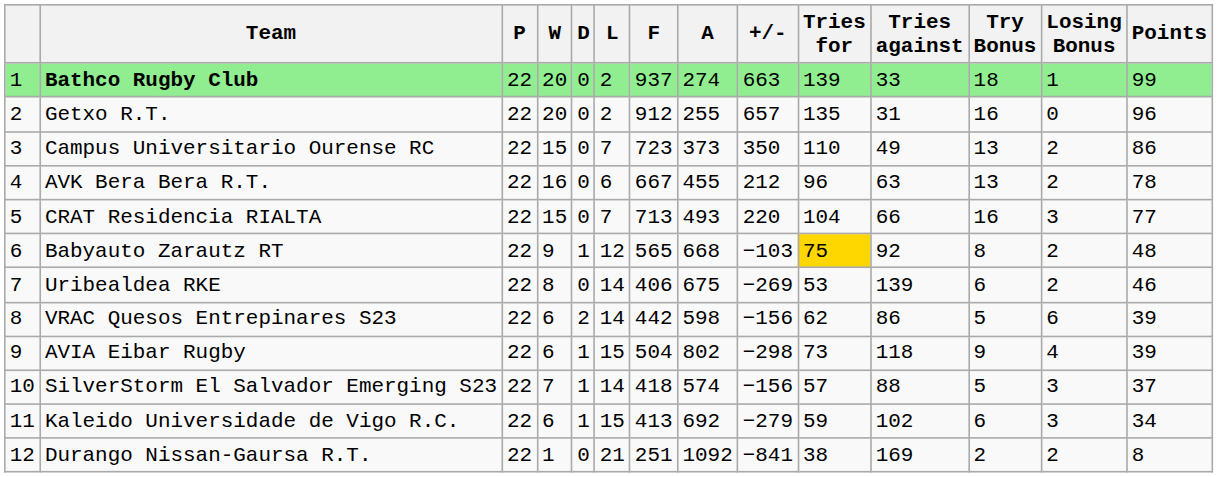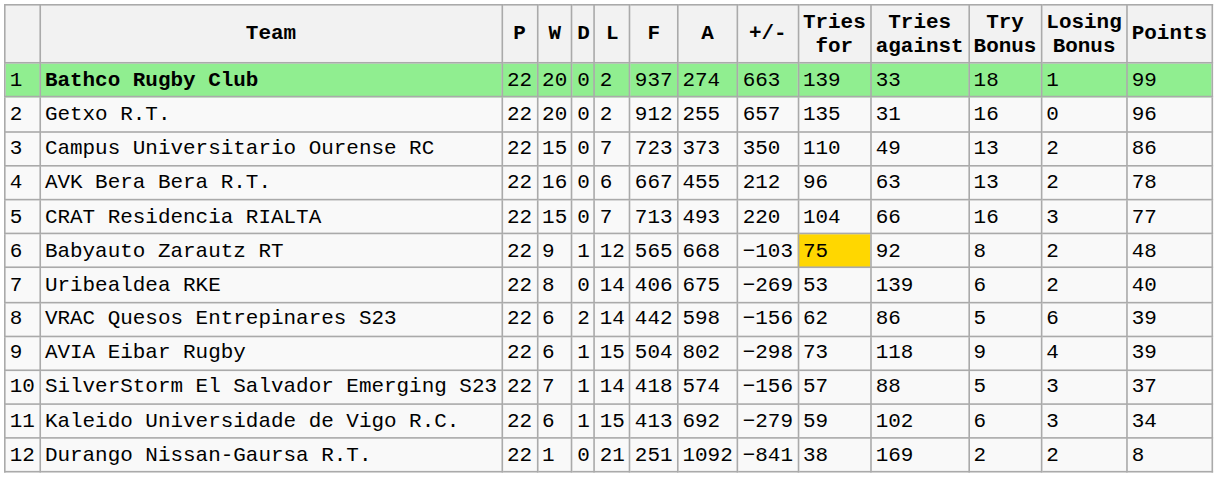(1144, 285) 46 -> (1144, 285) 40
